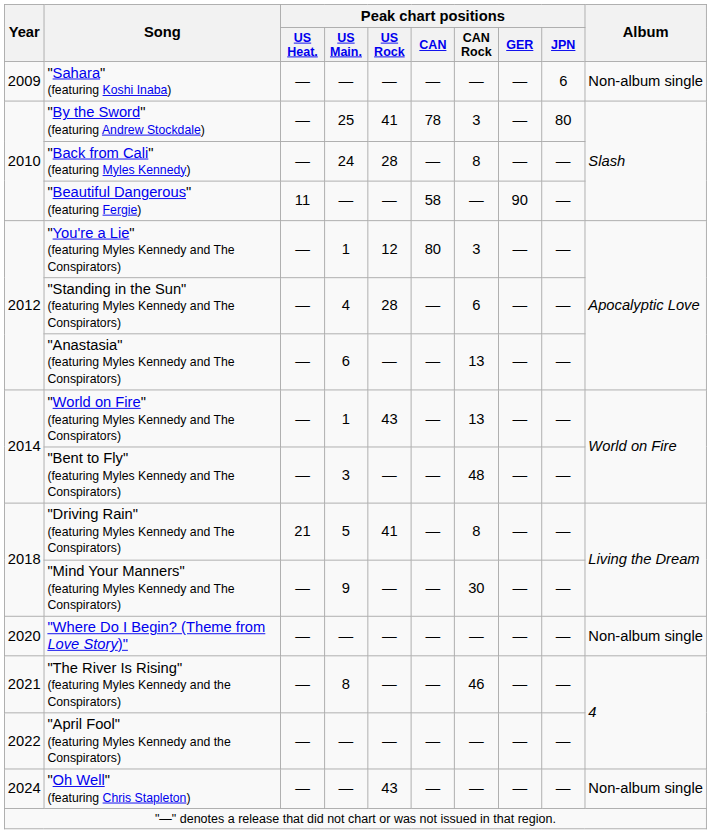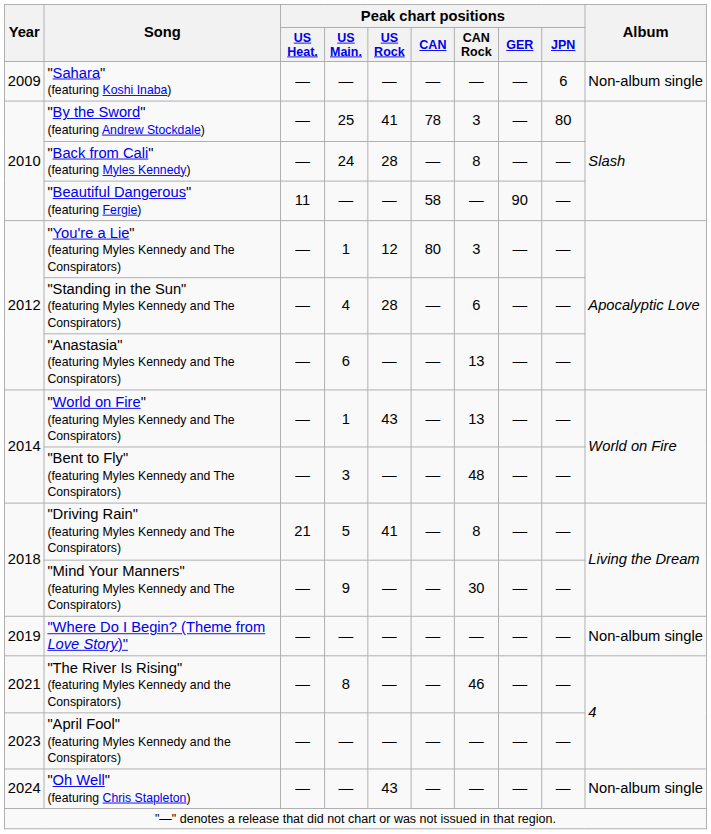(24, 636) 2020 -> (24, 636) 2019
(24, 740) 2022 -> (24, 740) 2023
